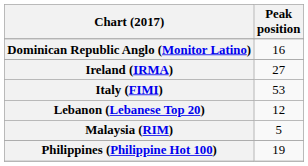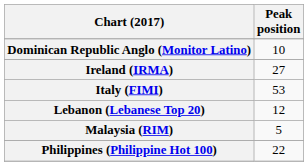(279, 49) 16 -> (279, 49) 10
(279, 150) 19 -> (279, 150) 22
